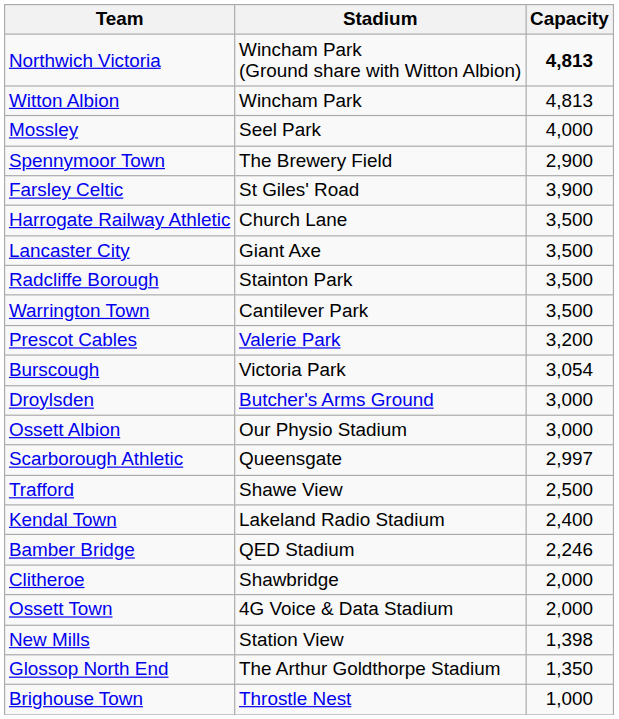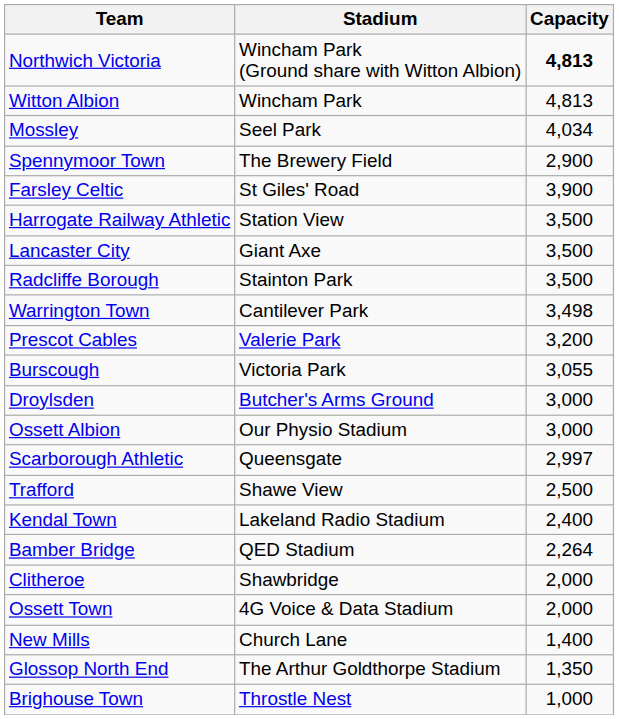(569, 130) 4,000 -> (569, 130) 4,034
(293, 220) Church Lane -> (291, 220) Station View
(569, 310) 3,500 -> (569, 310) 3,498
(569, 370) 3,054 -> (569, 370) 3,055
(569, 549) 2,246 -> (569, 549) 2,264
(291, 639) Station View -> (293, 639) Church Lane
(569, 639) 1,398 -> (569, 639) 1,400
